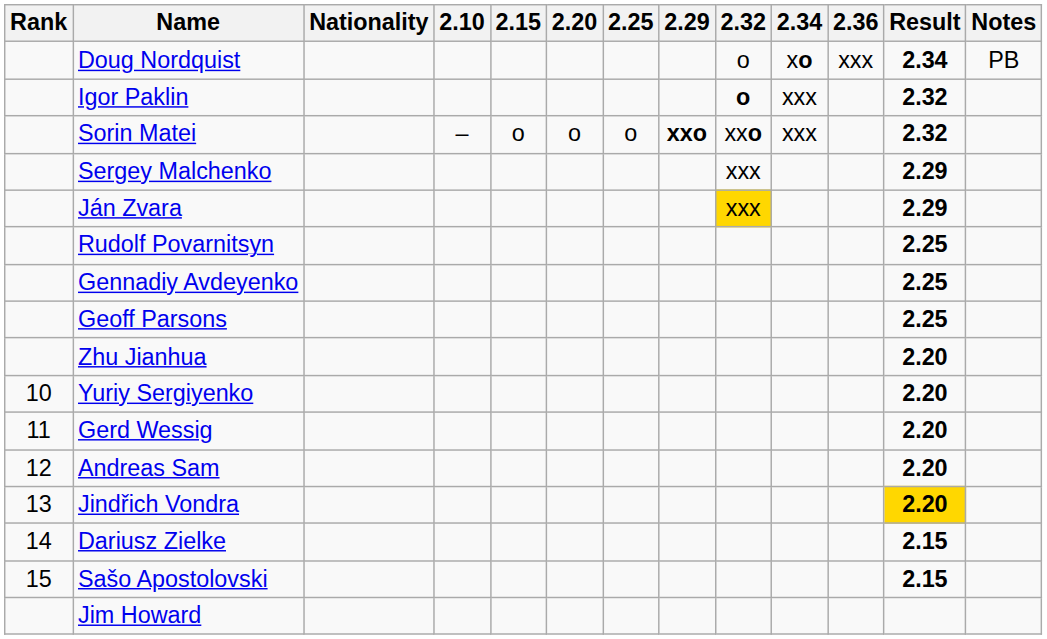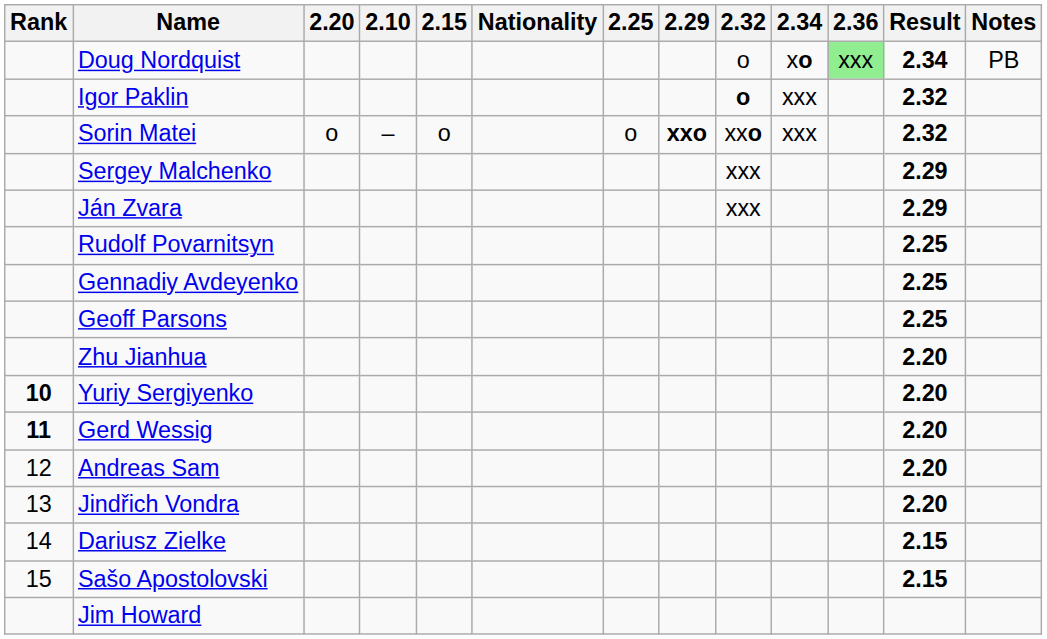columns swapped: (369, 23) <-> (575, 23)
(856, 60) no background -> (856, 60) lightgreen background
(743, 208) gold background -> (743, 208) no background
(39, 393) normal -> (39, 393) bold
(39, 430) normal -> (39, 430) bold
(925, 504) gold background -> (925, 504) no background
